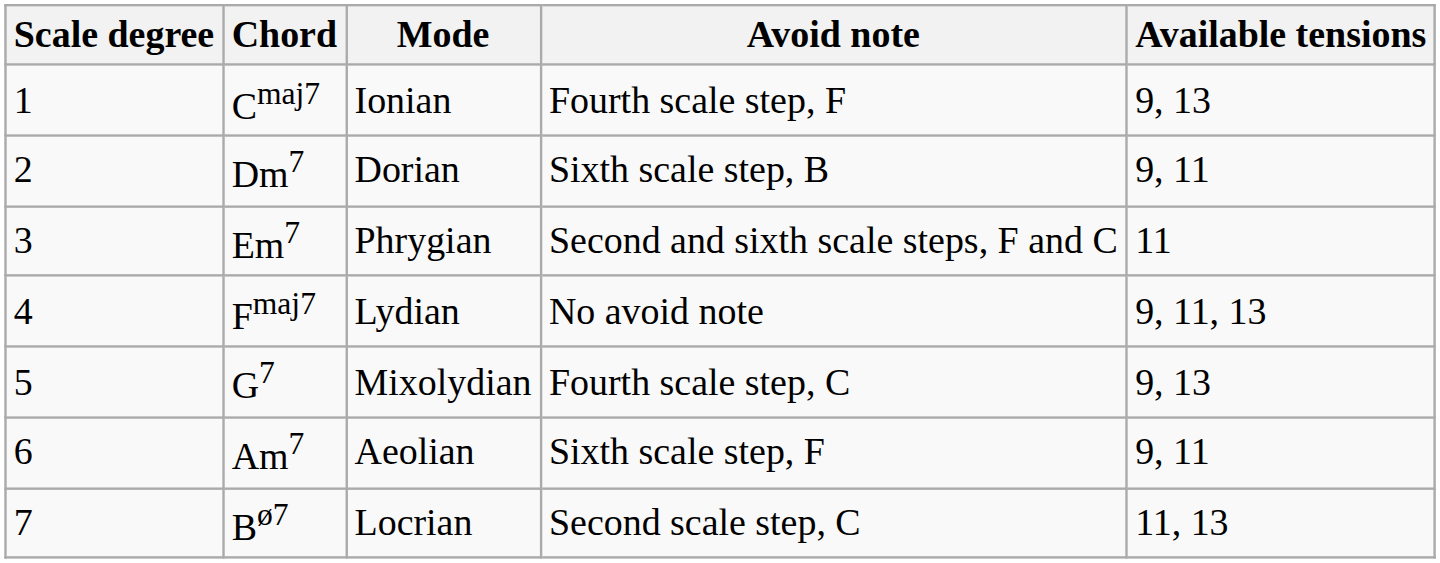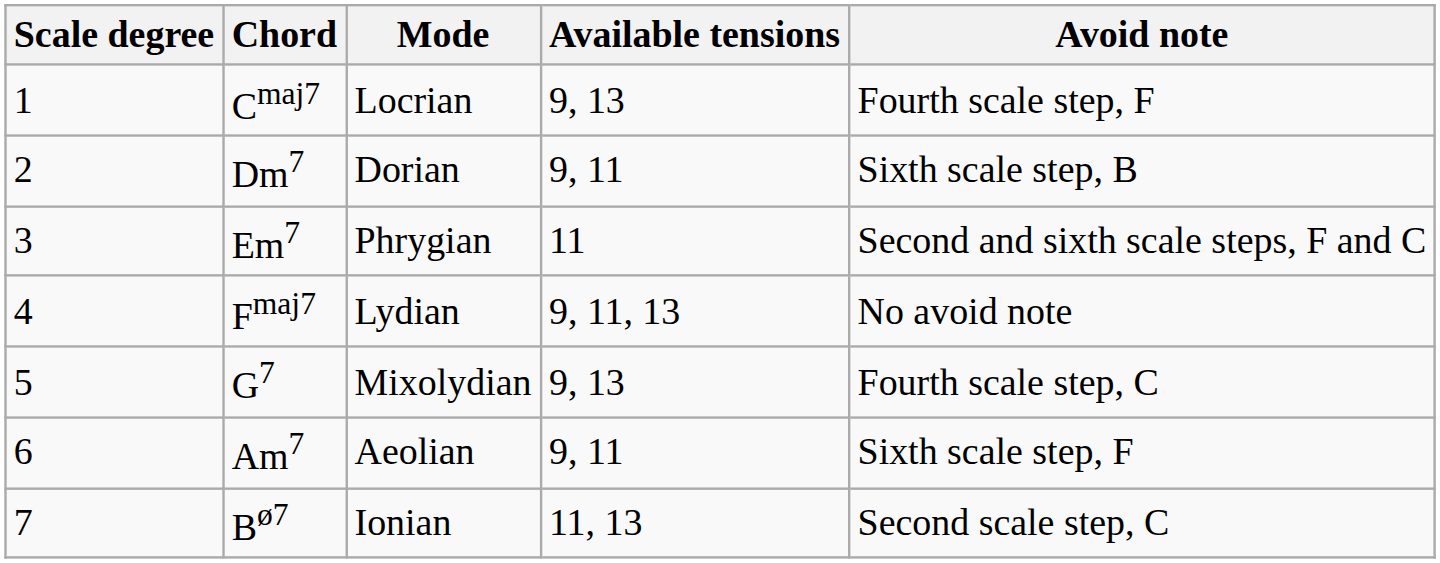columns swapped: (833, 34) <-> (1281, 34)
(403, 99) Ionian -> (413, 99) Locrian
(413, 522) Locrian -> (403, 522) Ionian
